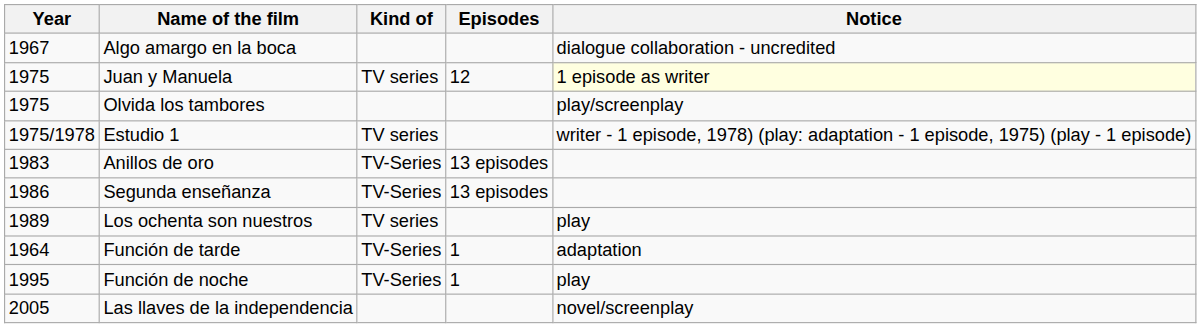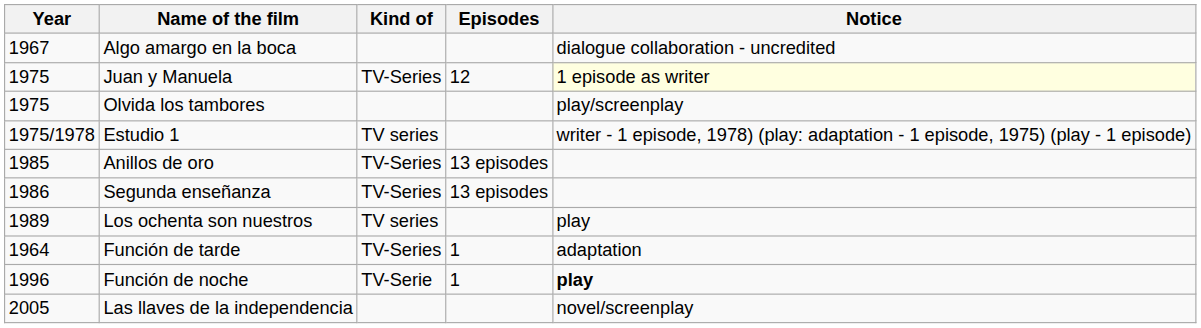(400, 76) TV series -> (401, 76) TV-Series
(29, 163) 1983 -> (29, 163) 1985
(29, 279) 1995 -> (29, 279) 1996
(401, 279) TV-Series -> (397, 279) TV-Serie
(573, 279) normal -> (575, 279) bold
